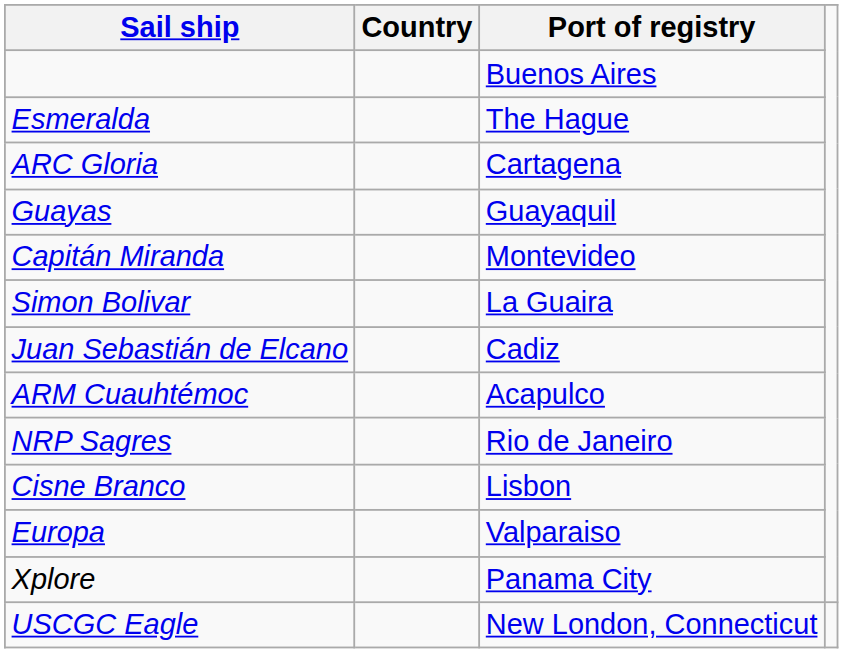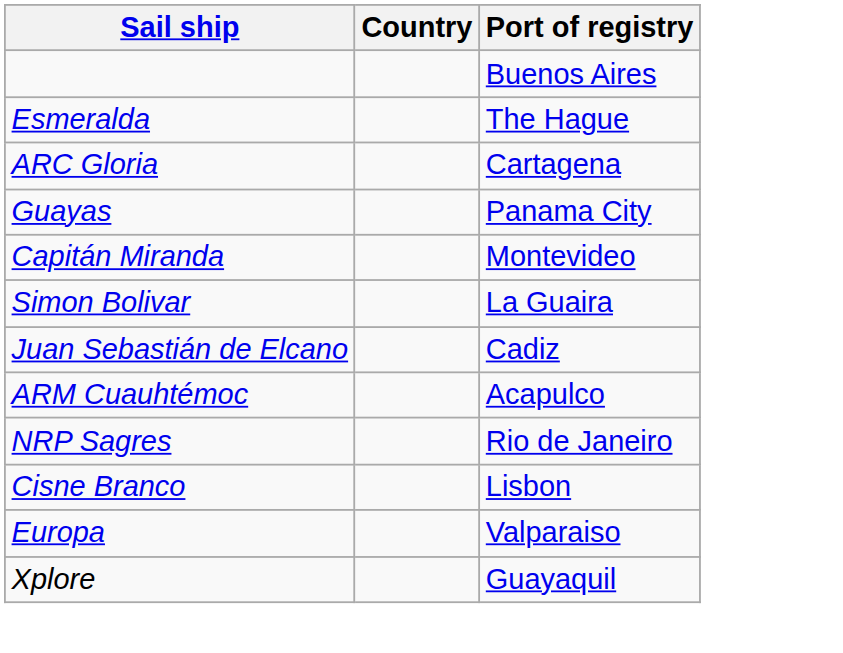(551, 211) Guayaquil -> (569, 211) Panama City
(569, 578) Panama City -> (551, 578) Guayaquil
- row: (105, 624)
